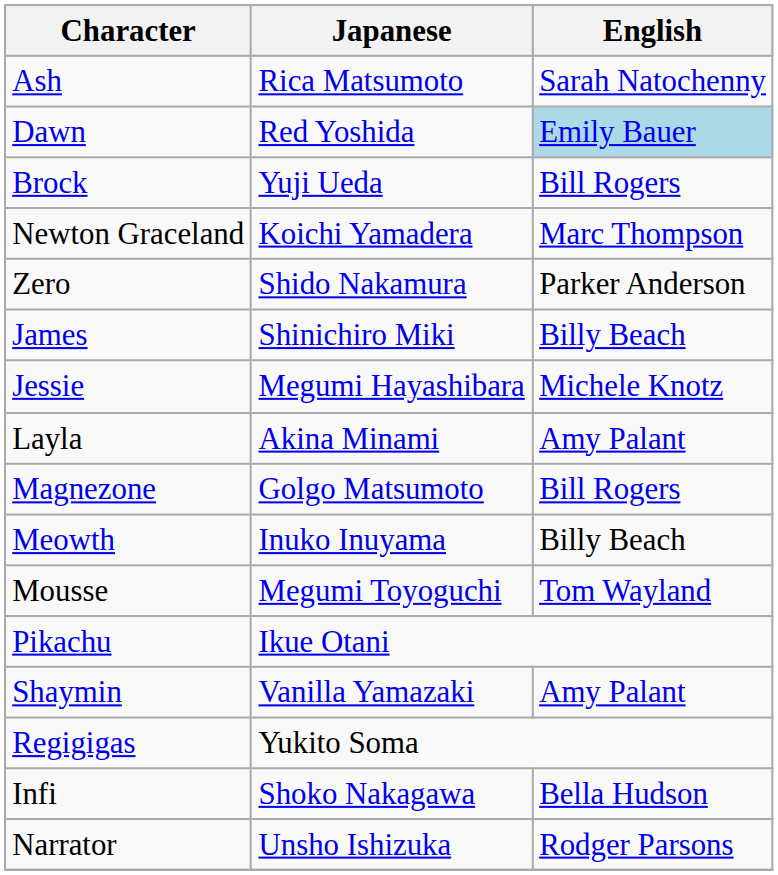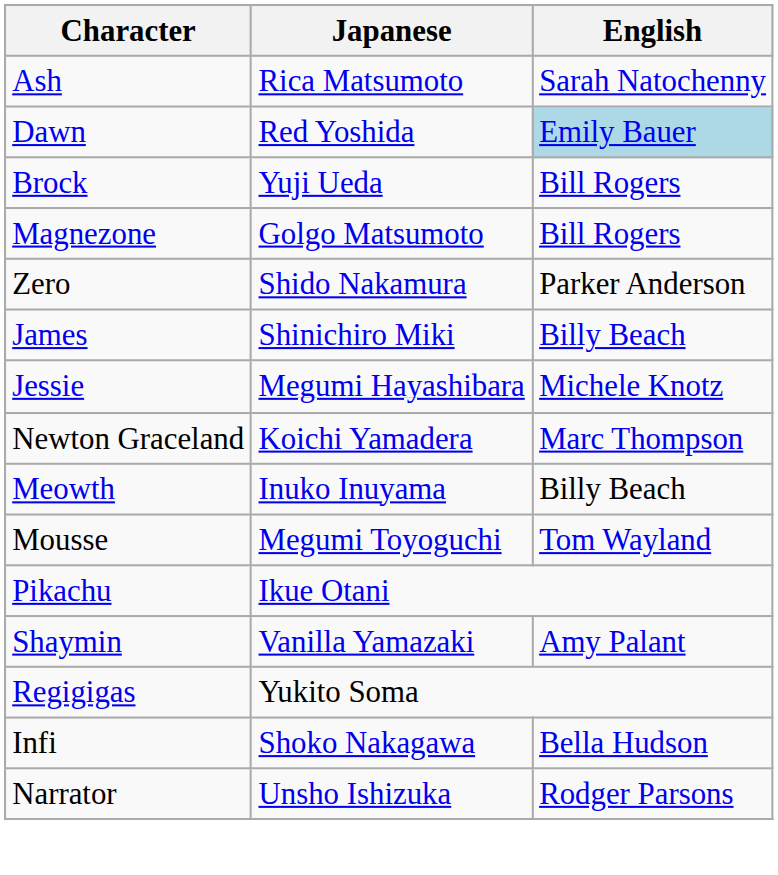rows swapped: (128, 233) <-> (84, 487)
- row: (47, 436)
